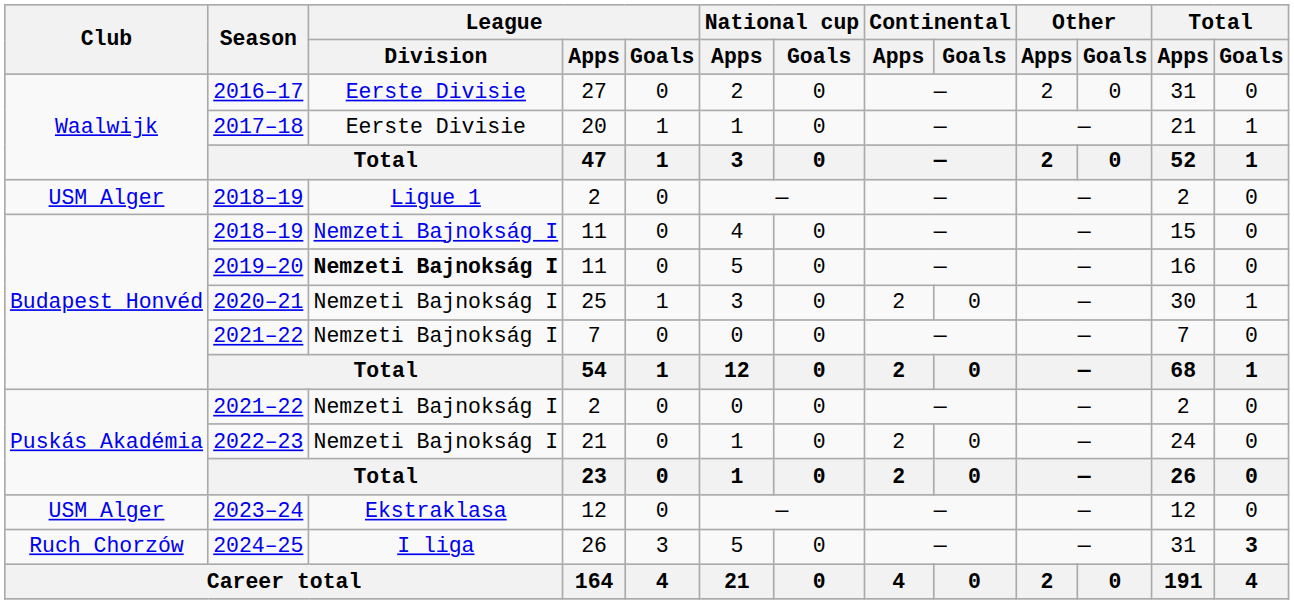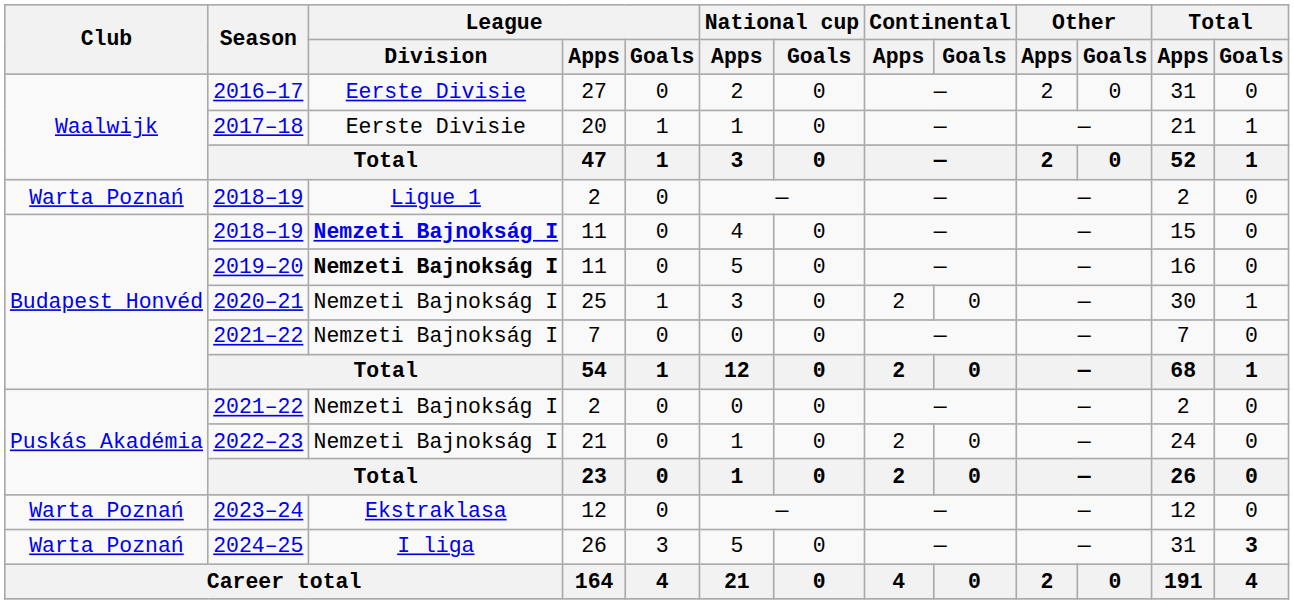(106, 197) USM Alger -> (106, 197) Warta Poznań
(436, 232) normal -> (436, 232) bold
(106, 512) USM Alger -> (106, 512) Warta Poznań
(106, 547) Ruch Chorzów -> (106, 547) Warta Poznań
